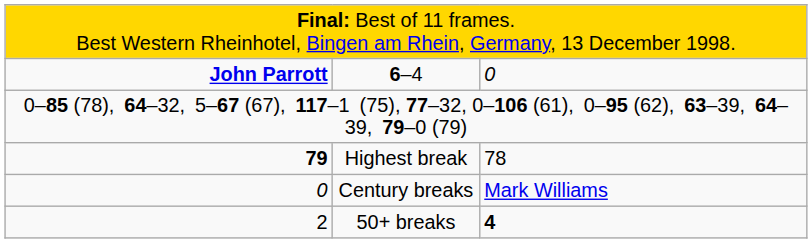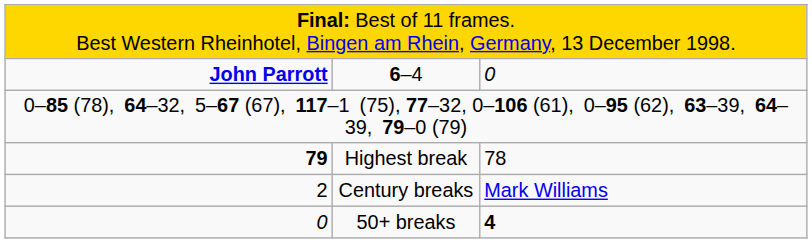(322, 191) 0 -> (322, 191) 2
(322, 222) 2 -> (322, 222) 0
